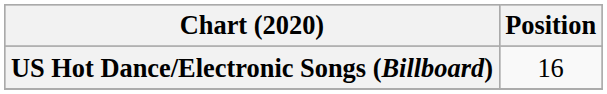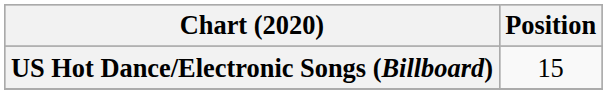(551, 67) 16 -> (551, 67) 15
